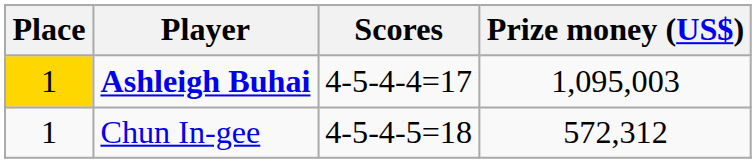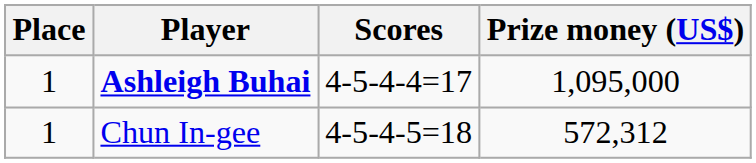(49, 81) gold background -> (49, 81) no background
(615, 81) 1,095,003 -> (615, 81) 1,095,000
